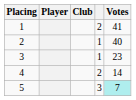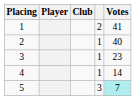(100, 73) 2 -> (100, 73) 1
